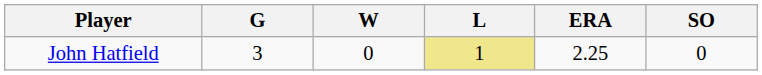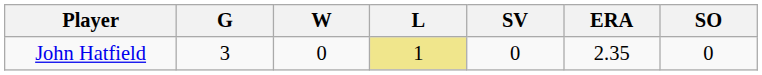+ column: (515, 20)
(590, 53) 2.25 -> (612, 53) 2.35
